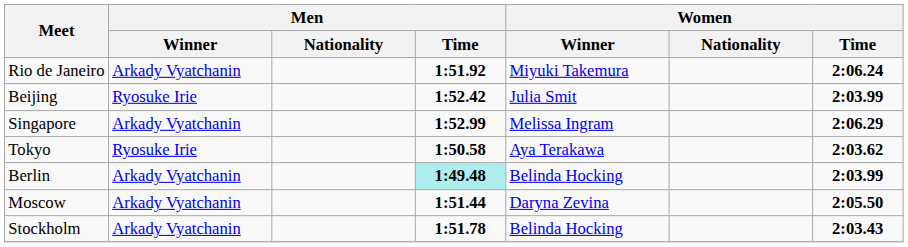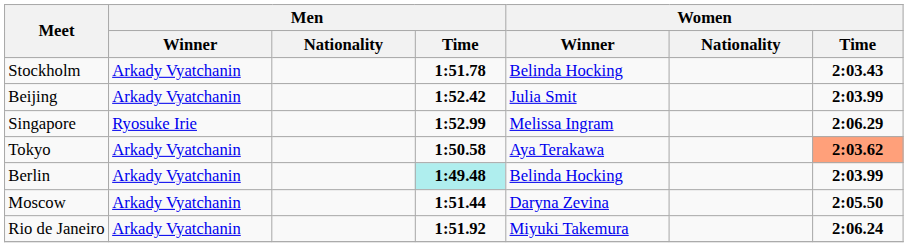rows swapped: (56, 70) <-> (44, 228)
(155, 96) Ryosuke Irie -> (176, 96) Arkady Vyatchanin
(176, 123) Arkady Vyatchanin -> (155, 123) Ryosuke Irie
(155, 149) Ryosuke Irie -> (176, 149) Arkady Vyatchanin
(858, 149) no background -> (858, 149) lightsalmon background
